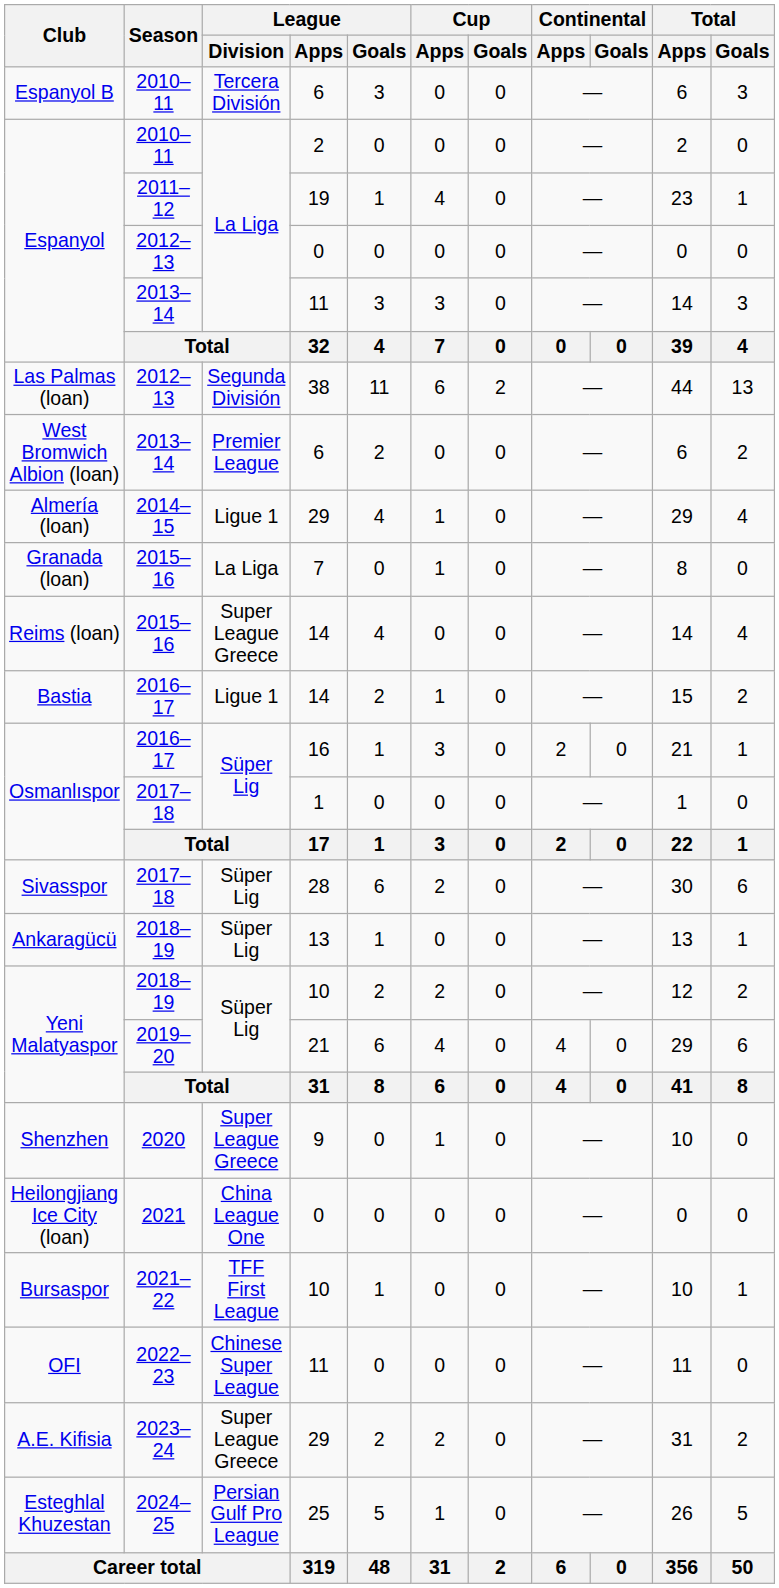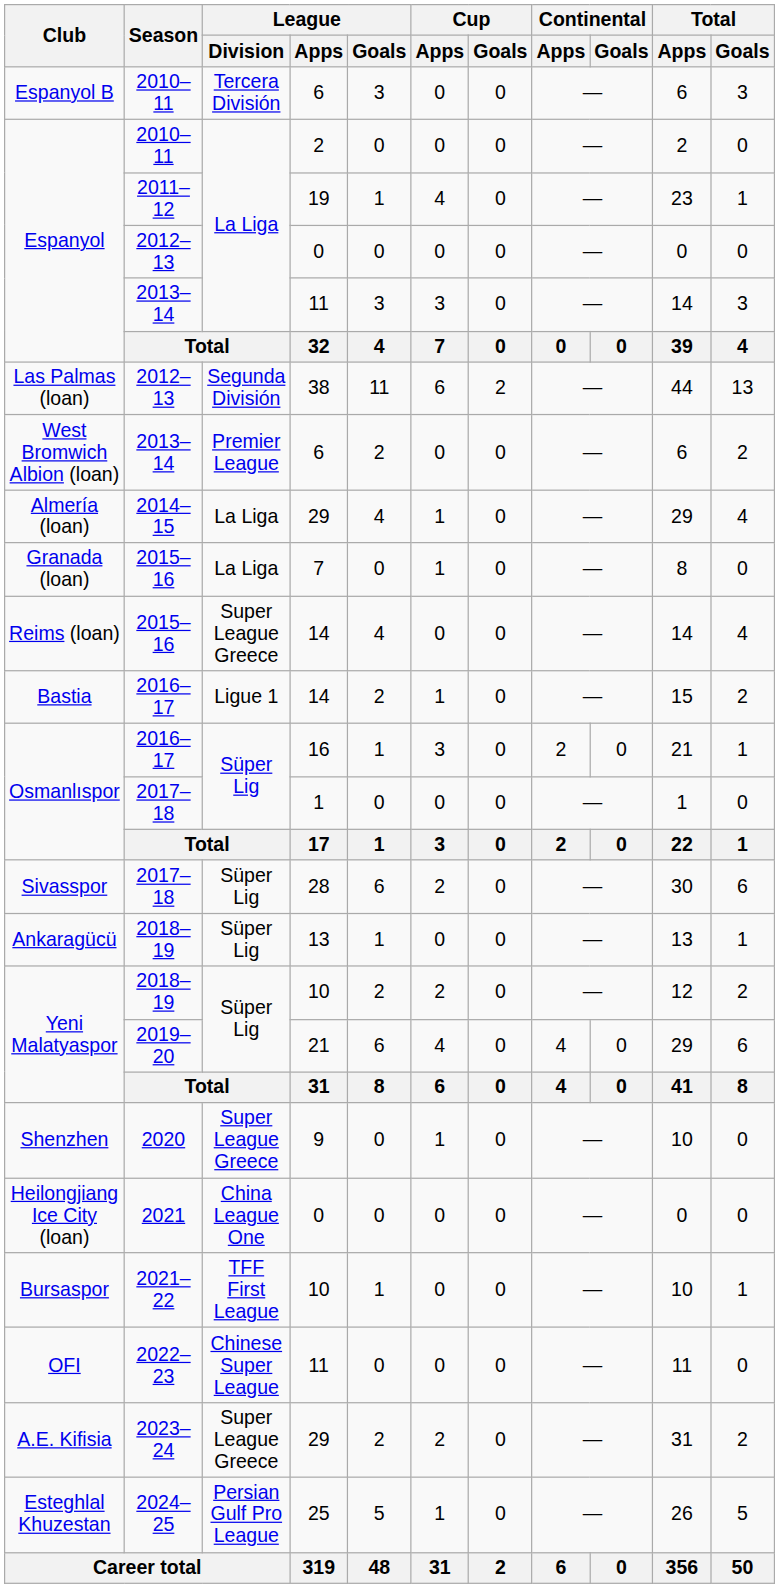(246, 516) Ligue 1 -> (246, 516) La Liga
